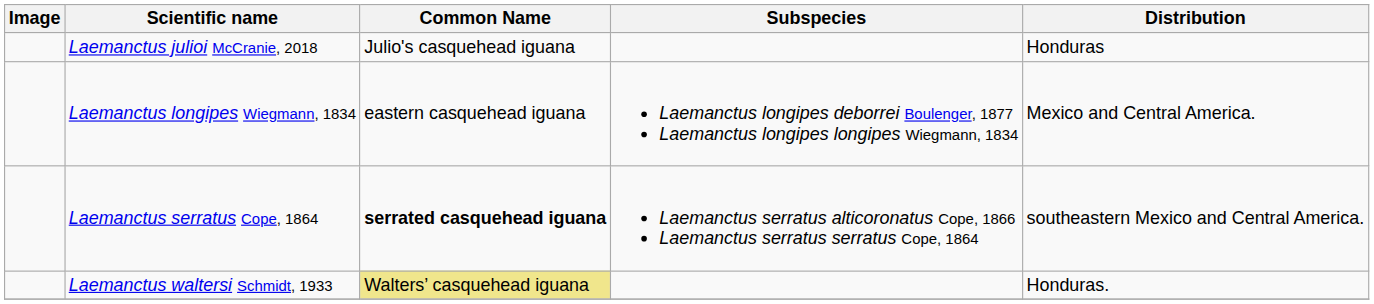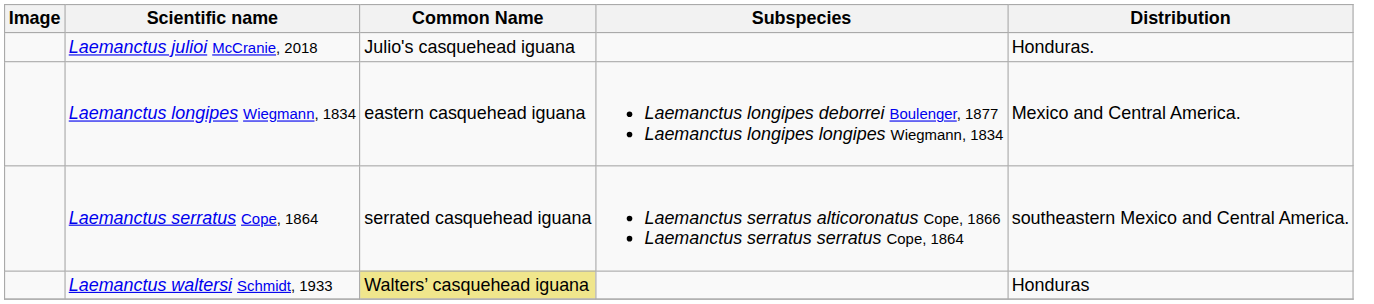(1065, 47) Honduras -> (1053, 47) Honduras.
(485, 218) bold -> (478, 218) normal
(1068, 284) Honduras. -> (1051, 284) Honduras
